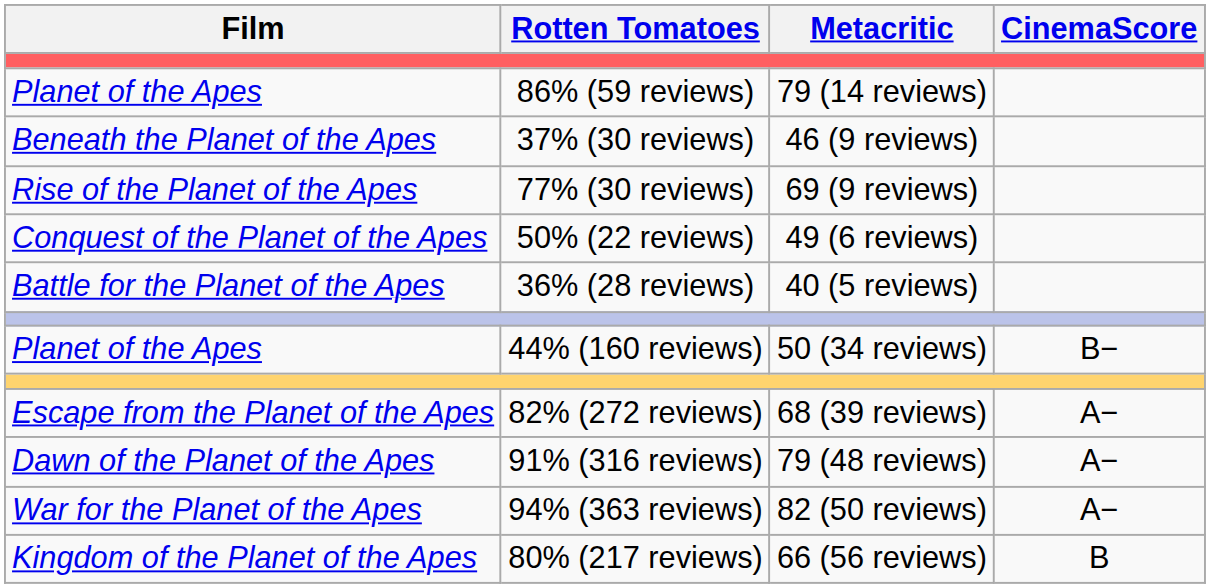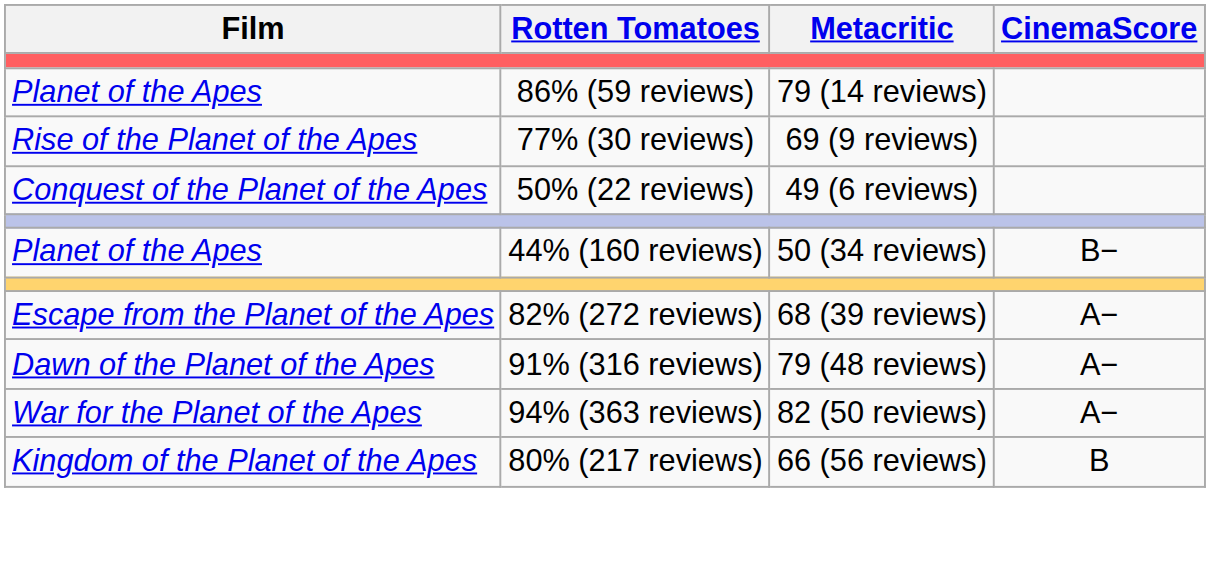- row: (636, 140)
- row: (636, 286)
